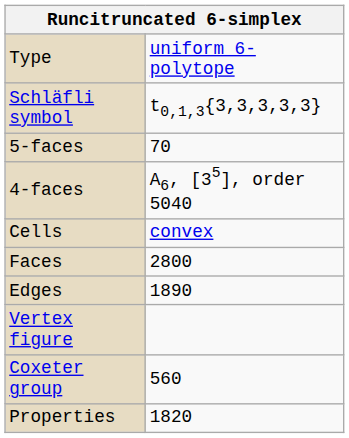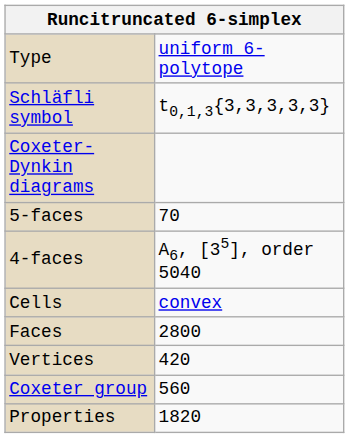+ row: (52, 167)
- row: (36, 291)
+ row: (52, 360)
- row: (41, 330)
